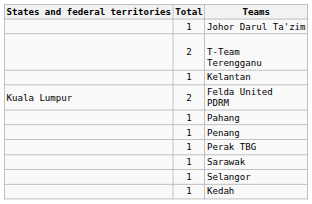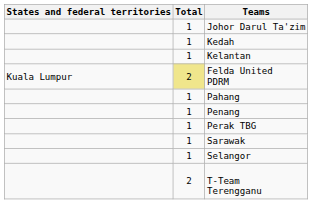rows swapped: (221, 192) <-> (234, 57)
(189, 97) no background -> (189, 76) khaki background
